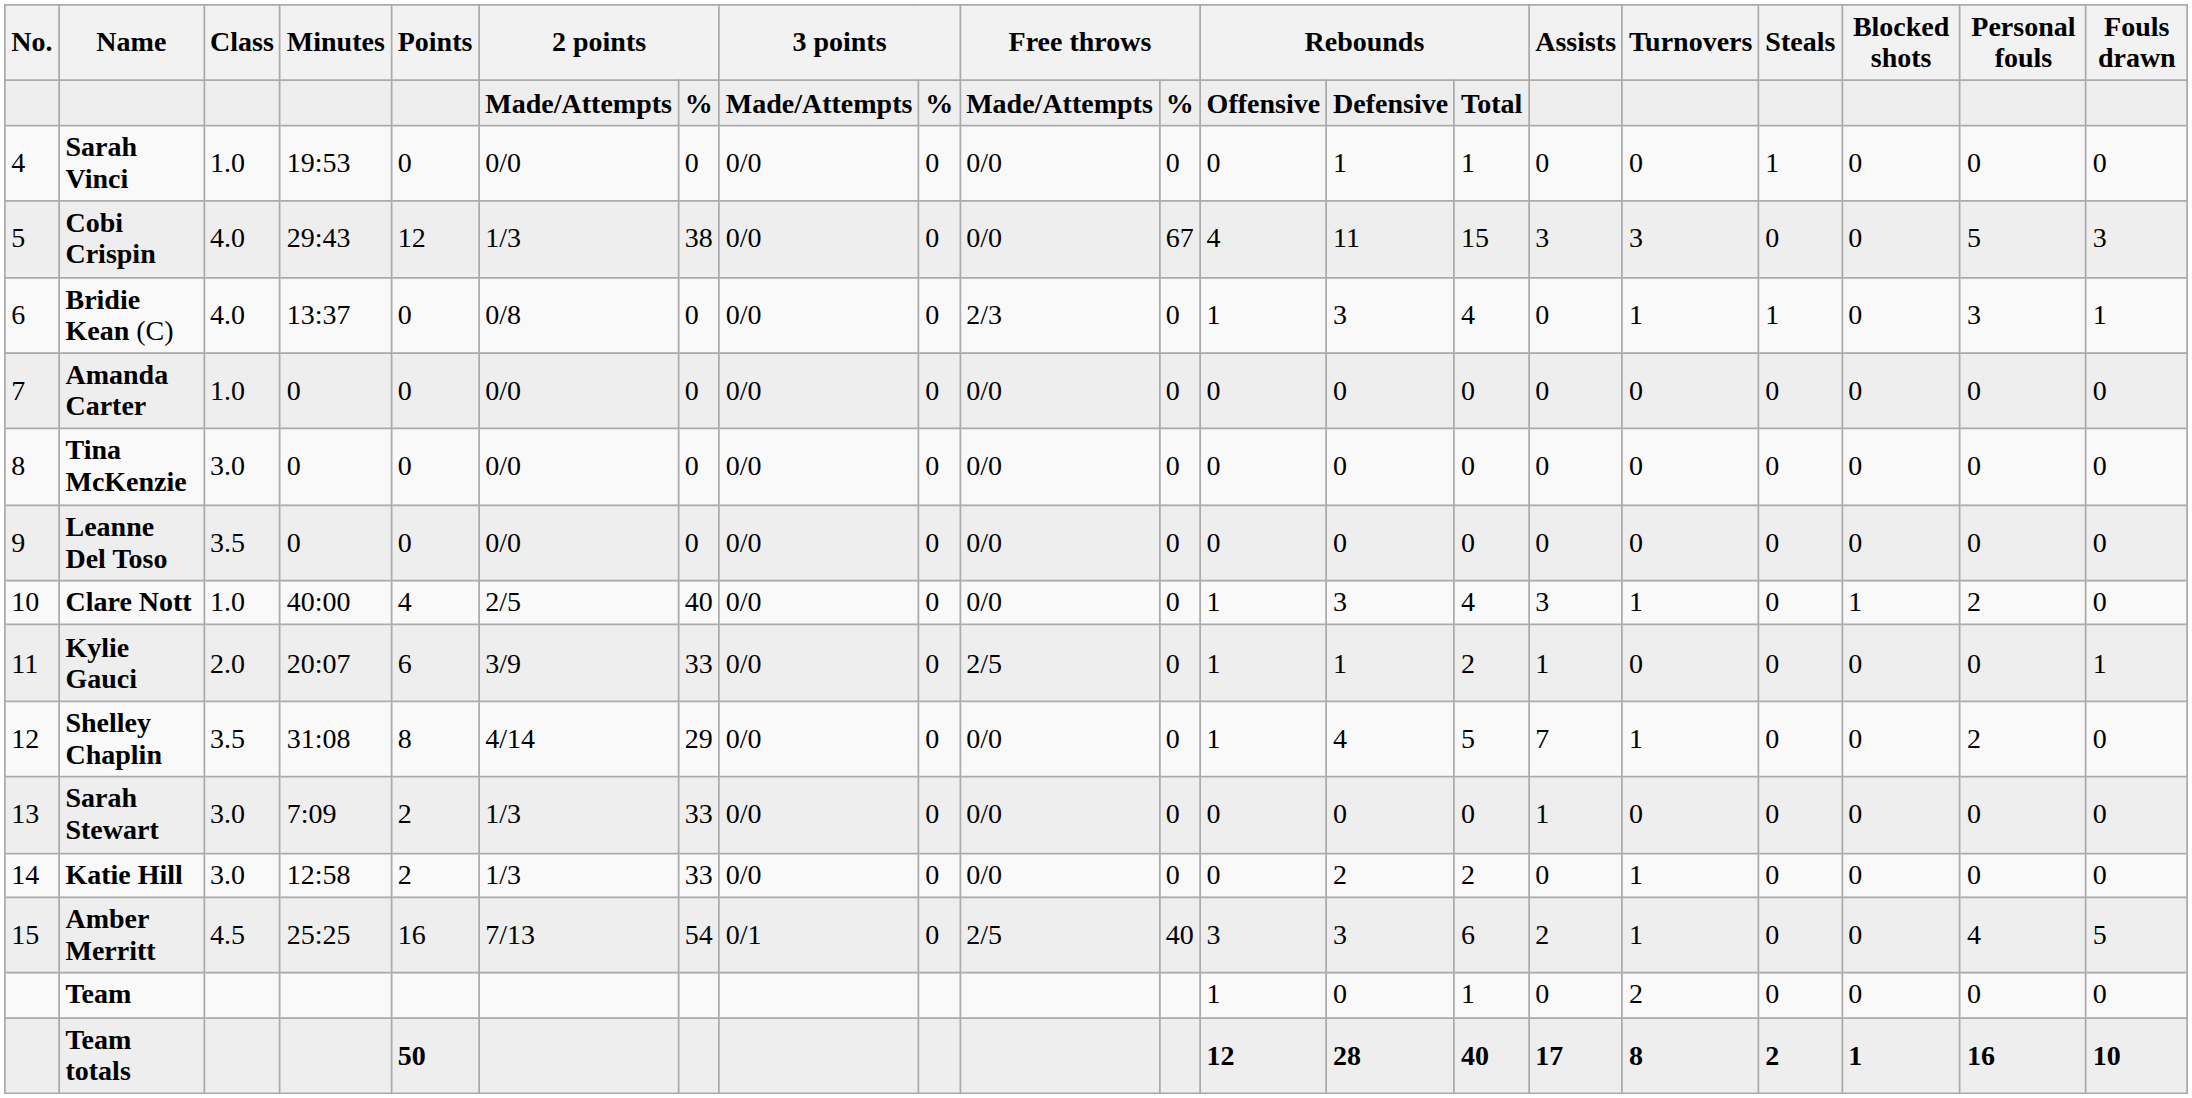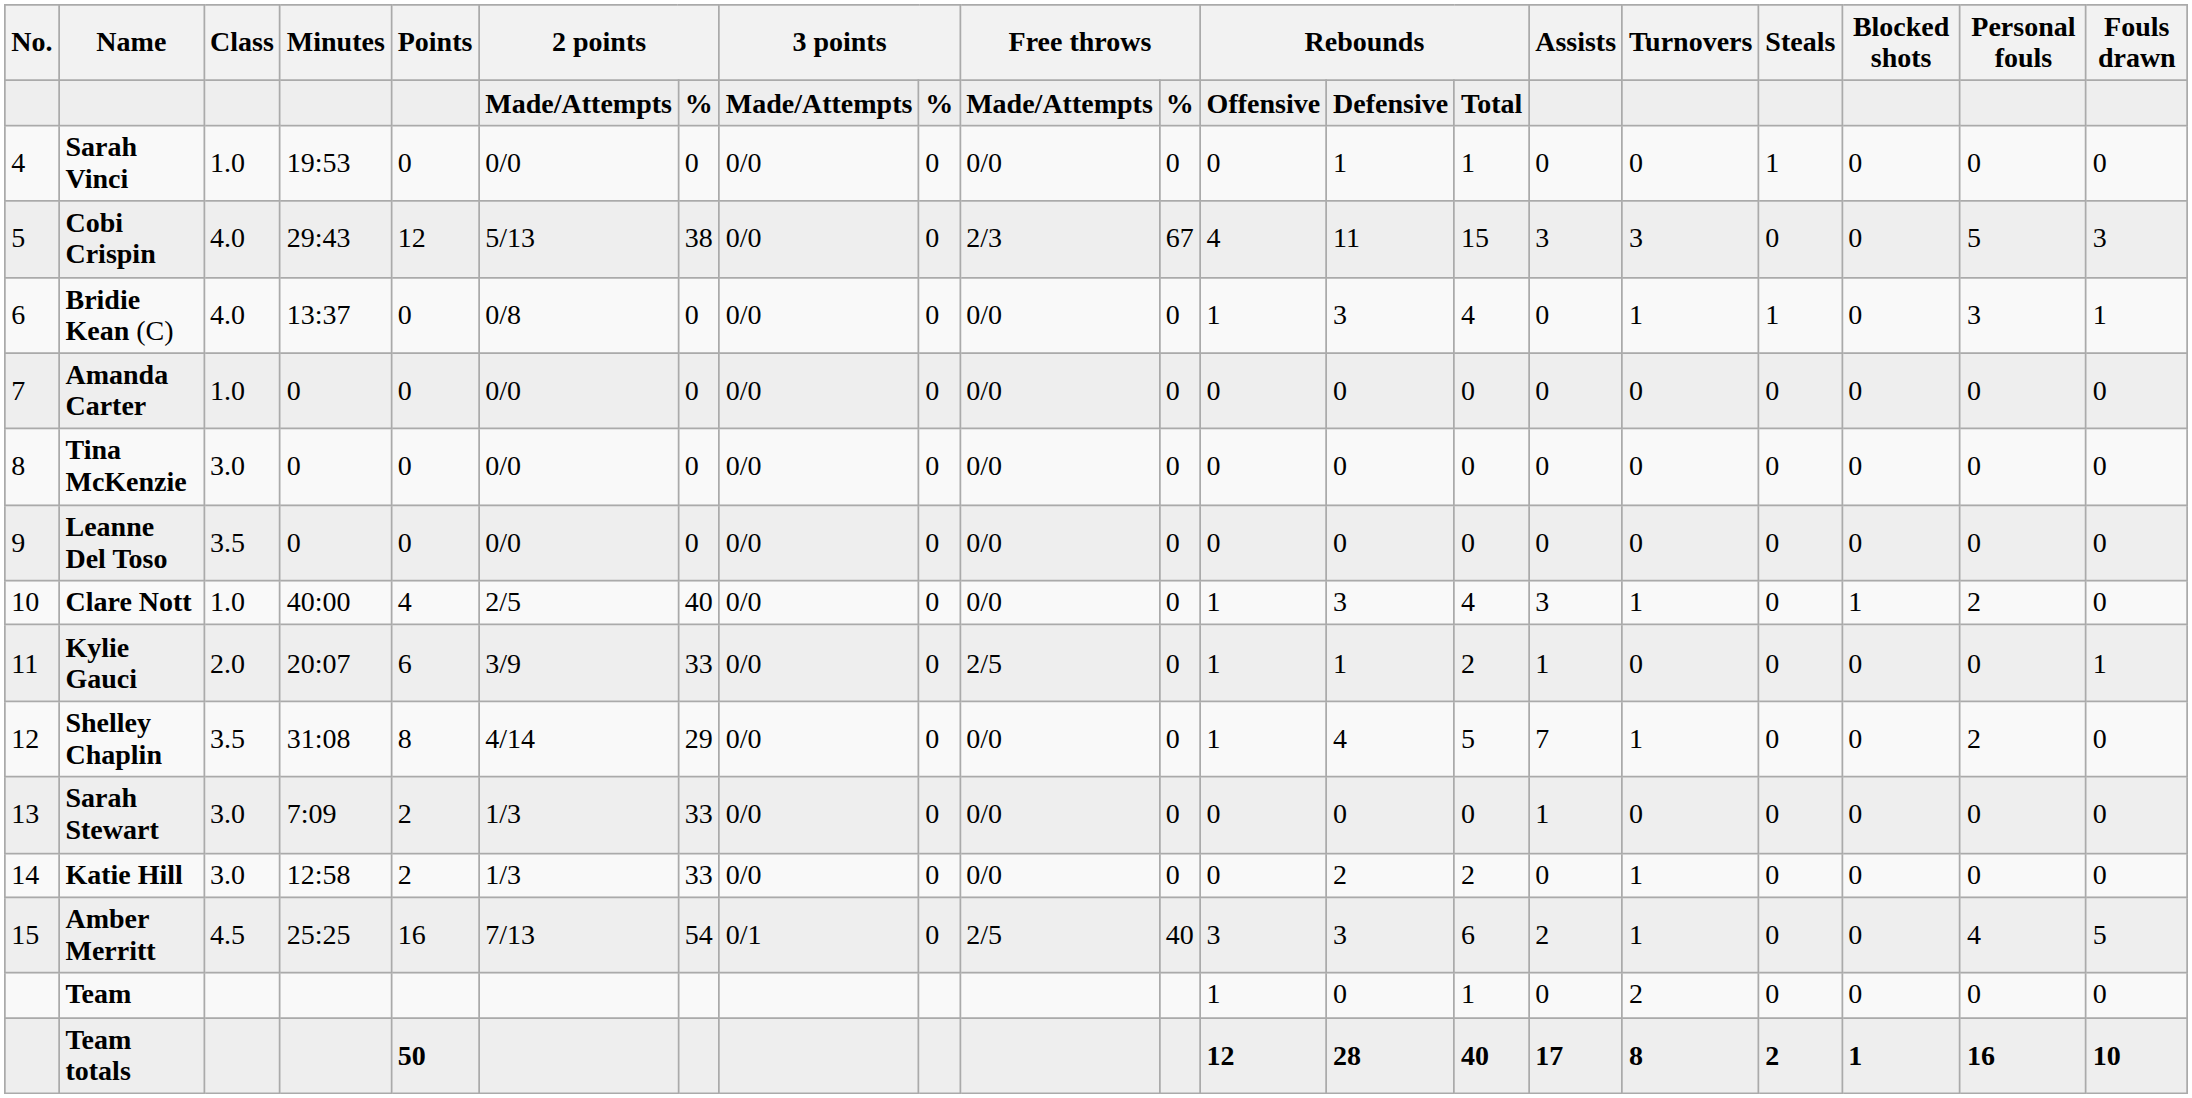(503, 238) 1/3 -> (510, 238) 5/13
(984, 238) 0/0 -> (984, 238) 2/3
(984, 314) 2/3 -> (984, 314) 0/0
